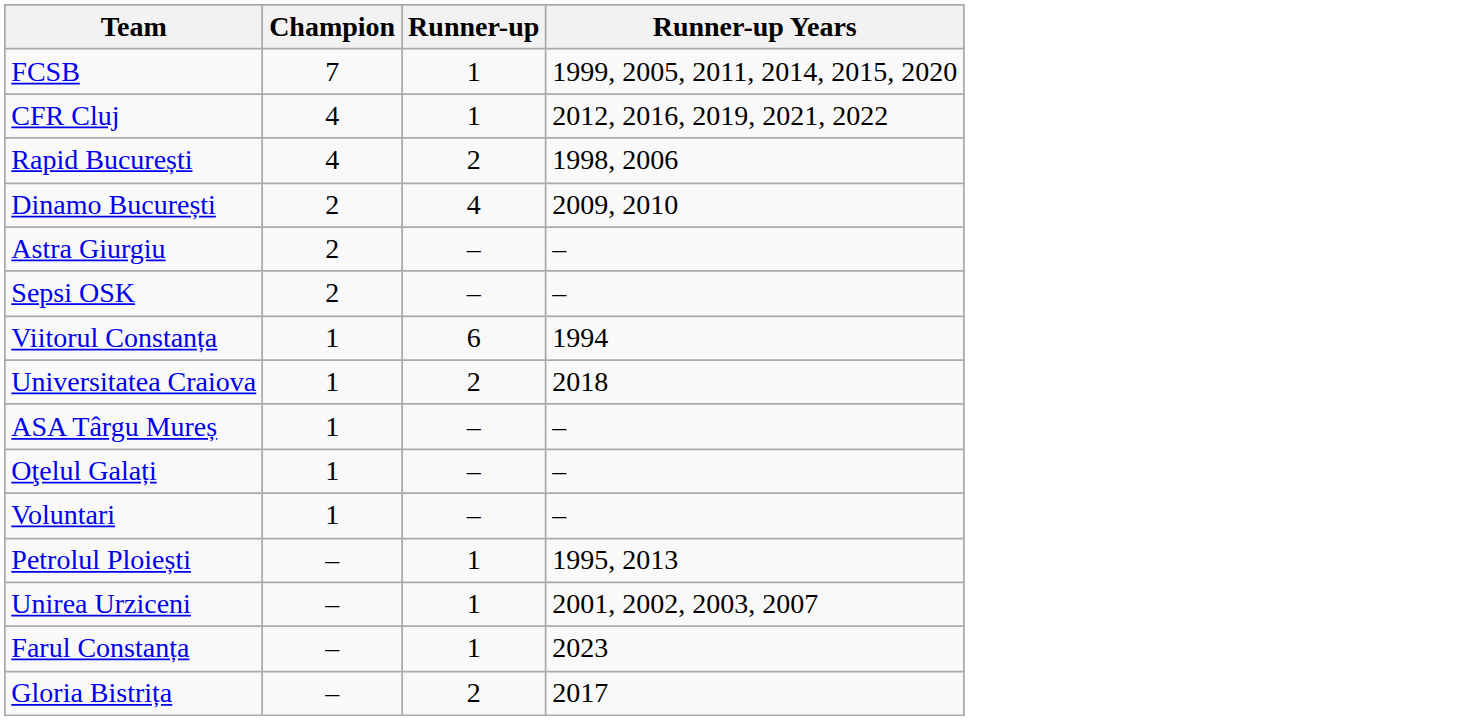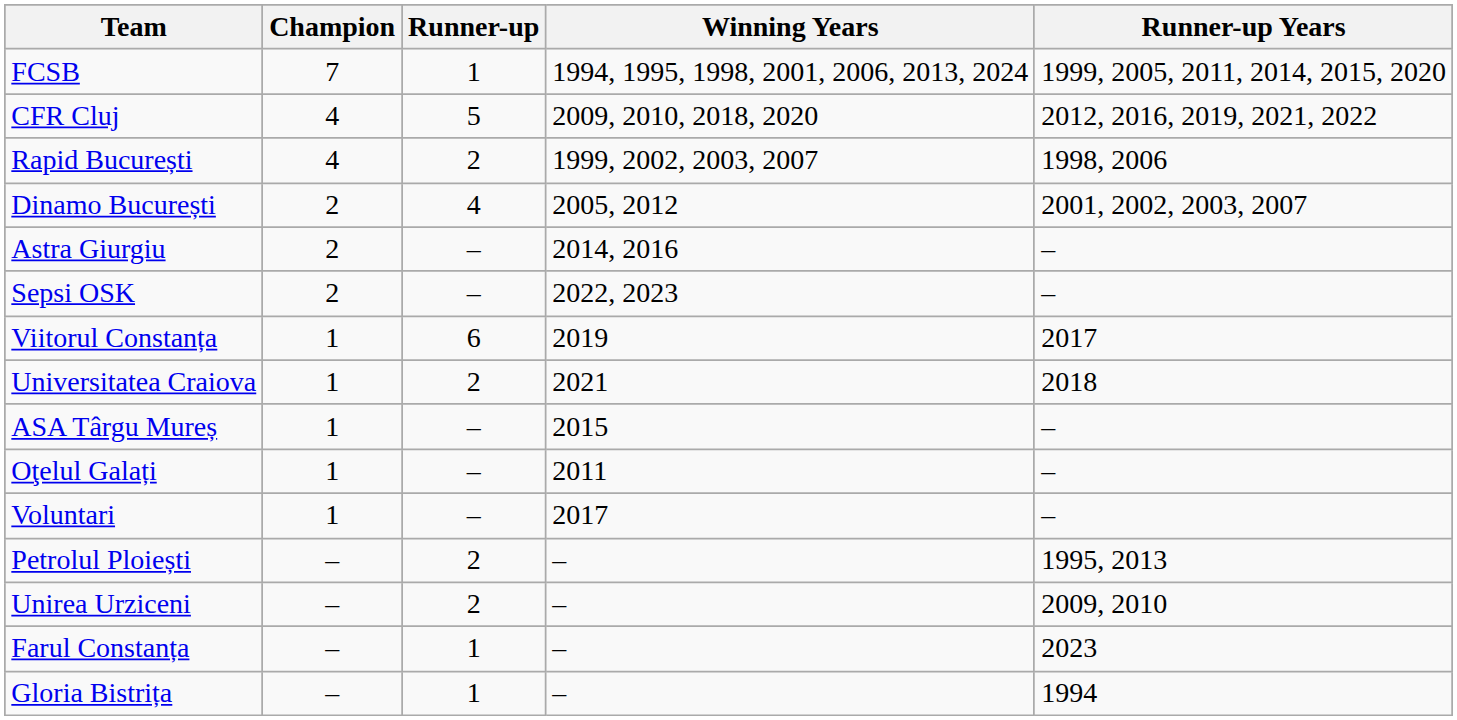+ column: (790, 26)
(474, 115) 1 -> (474, 115) 5
(615, 204) 2009, 2010 -> (1174, 204) 2001, 2002, 2003, 2007
(580, 337) 1994 -> (1069, 337) 2017
(474, 559) 1 -> (474, 559) 2
(474, 603) 1 -> (474, 603) 2
(685, 603) 2001, 2002, 2003, 2007 -> (1104, 603) 2009, 2010
(474, 692) 2 -> (474, 692) 1
(580, 692) 2017 -> (1069, 692) 1994
